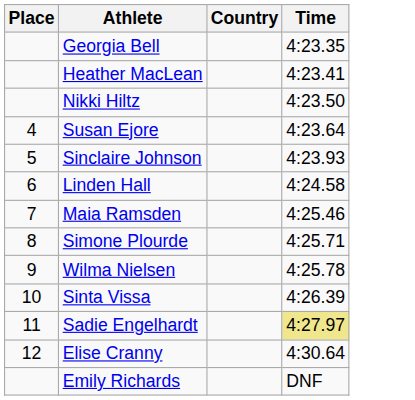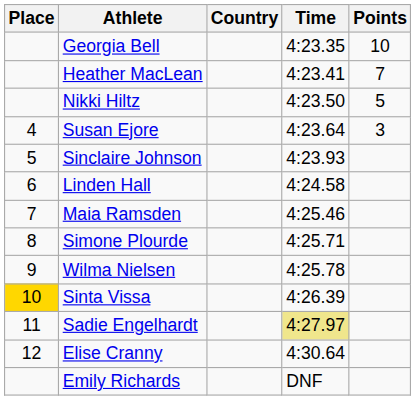+ column: (380, 18)
(32, 297) no background -> (32, 297) gold background
